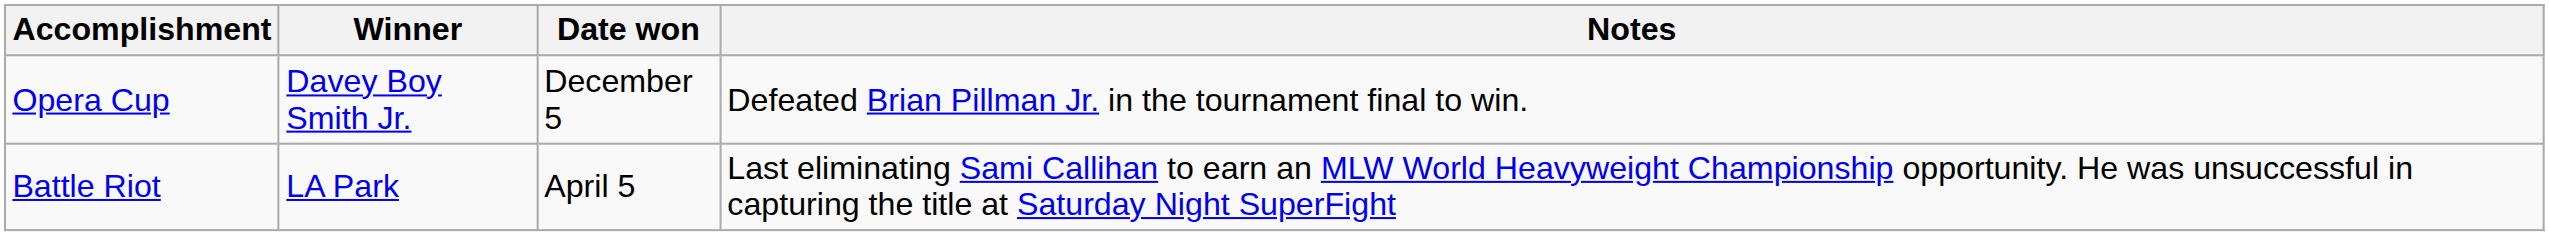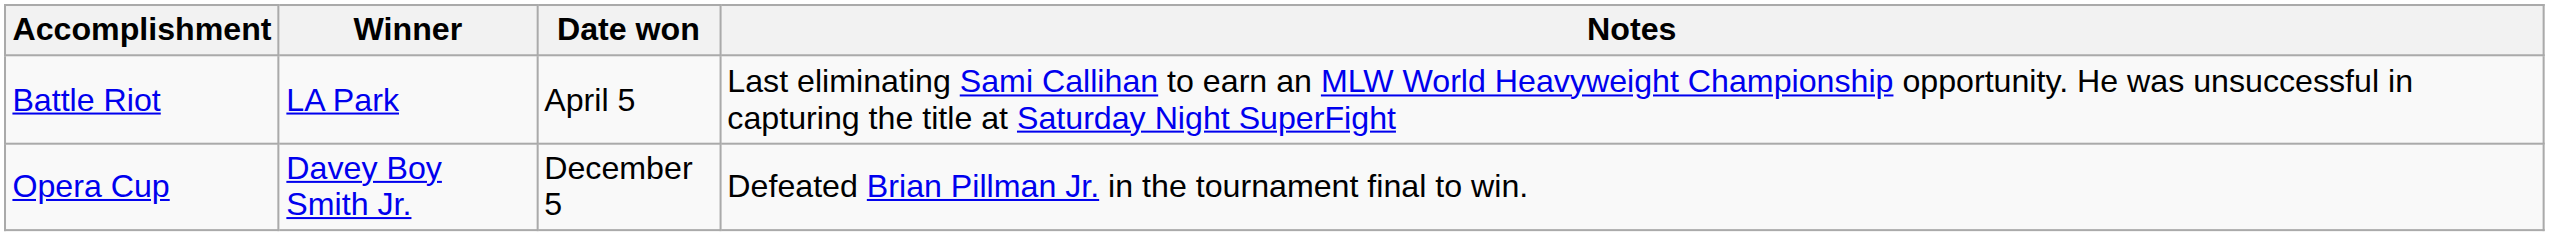rows swapped: (87, 186) <-> (91, 99)
